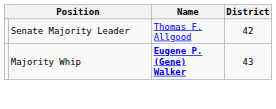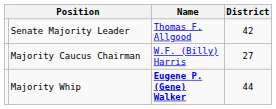+ row: (76, 56)
(248, 62) 43 -> (248, 87) 44
